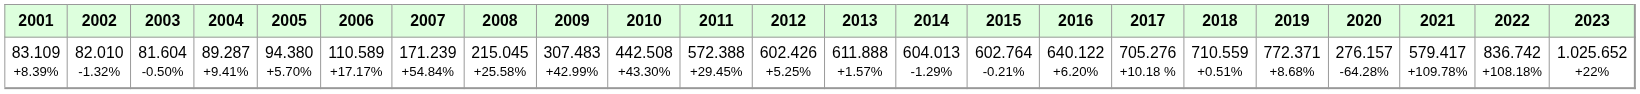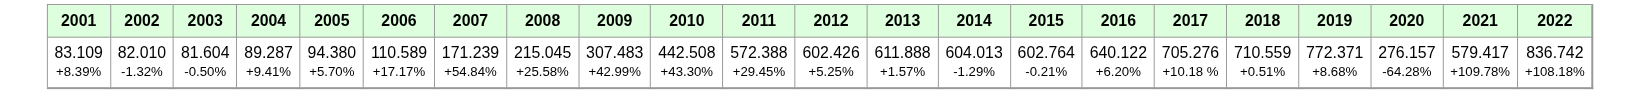- column: (1592, 20)
